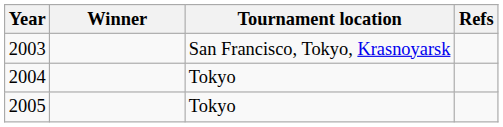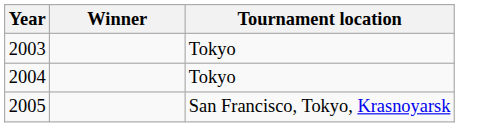- column: (476, 19)
(320, 48) San Francisco, Tokyo, Krasnoyarsk -> (212, 48) Tokyo
(212, 106) Tokyo -> (320, 106) San Francisco, Tokyo, Krasnoyarsk
